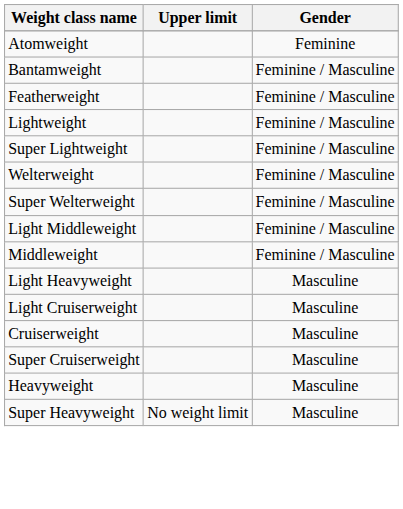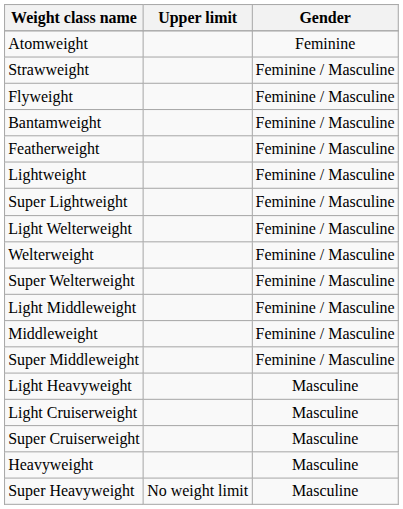+ row: (49, 70)
+ row: (41, 96)
+ row: (70, 228)
+ row: (74, 359)
- row: (53, 333)
